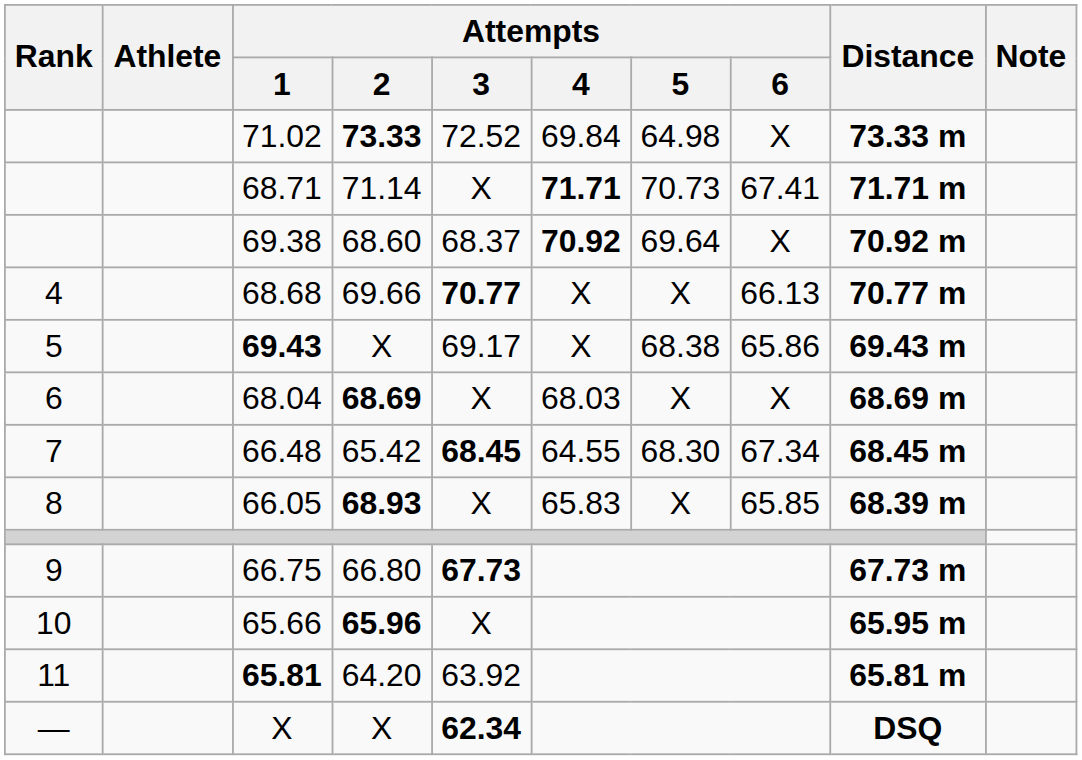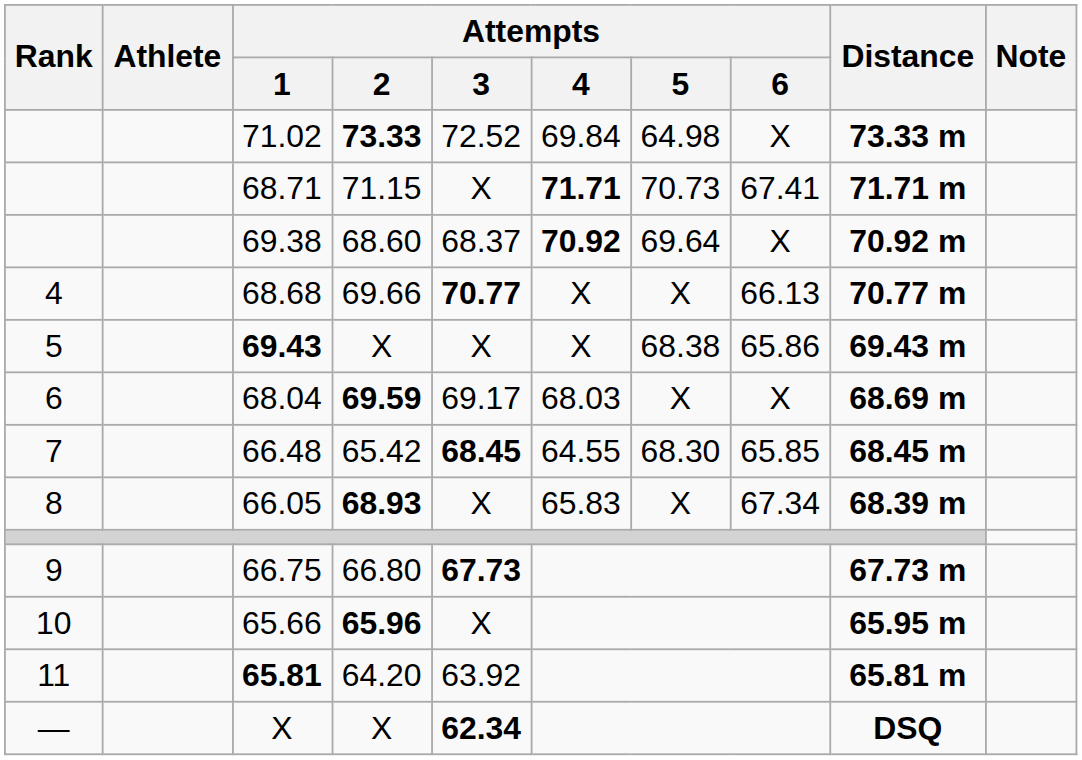(382, 188) 71.14 -> (382, 188) 71.15
(481, 345) 69.17 -> (481, 345) X
(382, 398) 68.69 -> (382, 398) 69.59
(481, 398) X -> (481, 398) 69.17
(780, 450) 67.34 -> (780, 450) 65.85
(780, 503) 65.85 -> (780, 503) 67.34
